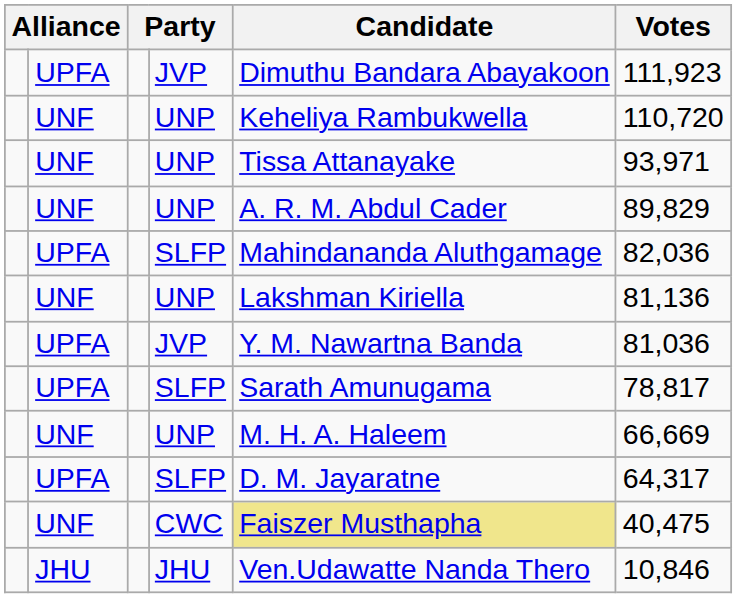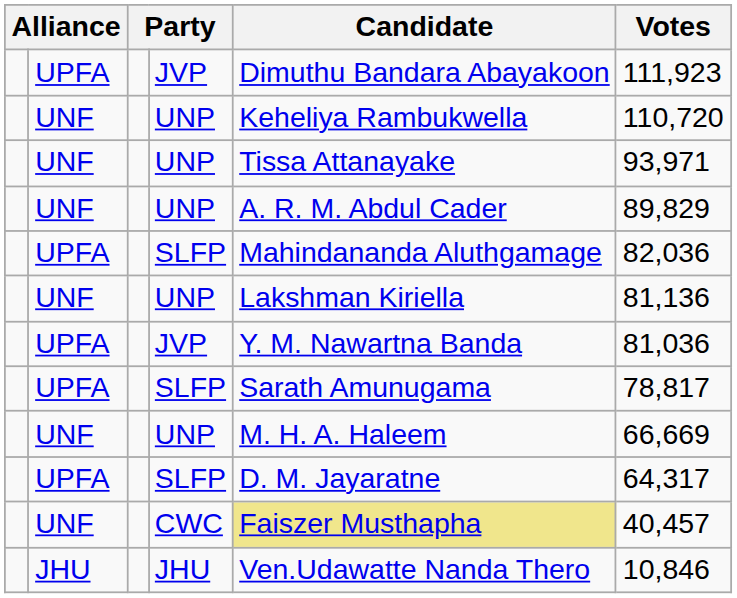(666, 523) 40,475 -> (666, 523) 40,457
